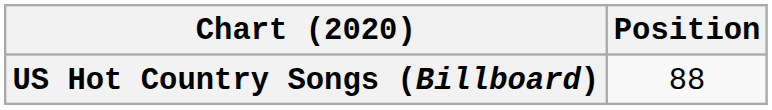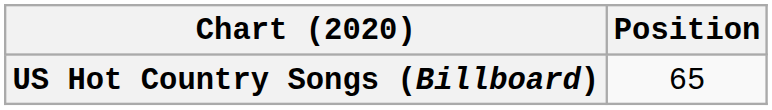(687, 80) 88 -> (687, 80) 65
